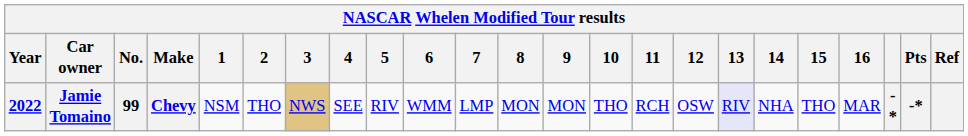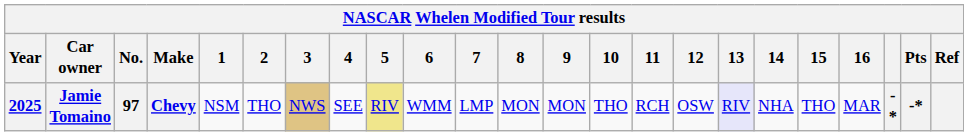(25, 106) 2022 -> (25, 106) 2025
(131, 106) 99 -> (131, 106) 97
(385, 106) no background -> (385, 106) khaki background
